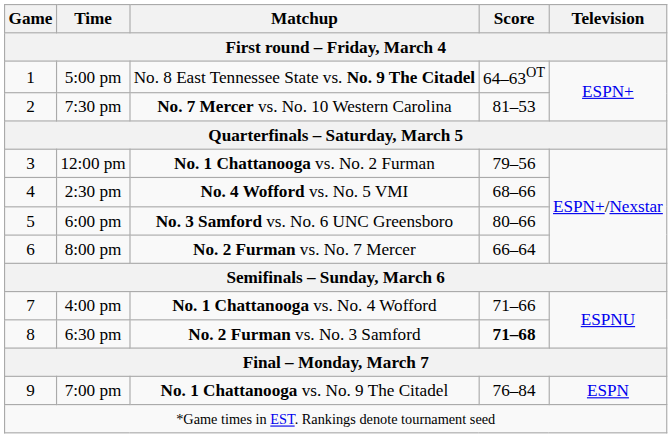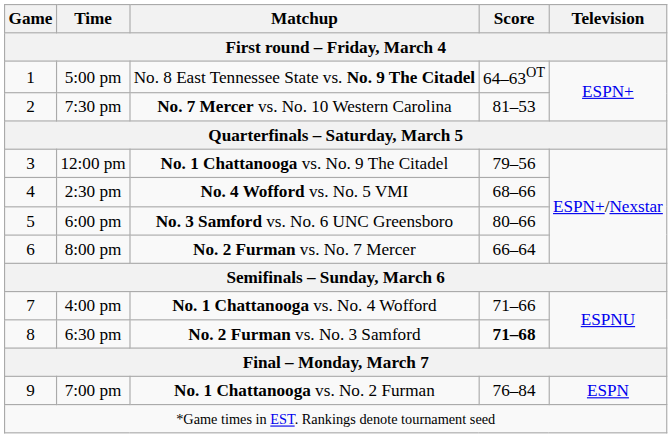(304, 163) No. 1 Chattanooga vs. No. 2 Furman -> (304, 163) No. 1 Chattanooga vs. No. 9 The Citadel
(304, 390) No. 1 Chattanooga vs. No. 9 The Citadel -> (304, 390) No. 1 Chattanooga vs. No. 2 Furman
